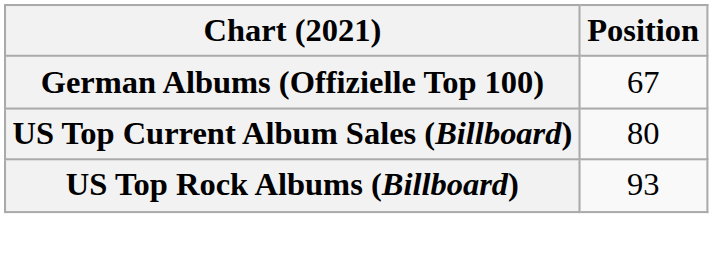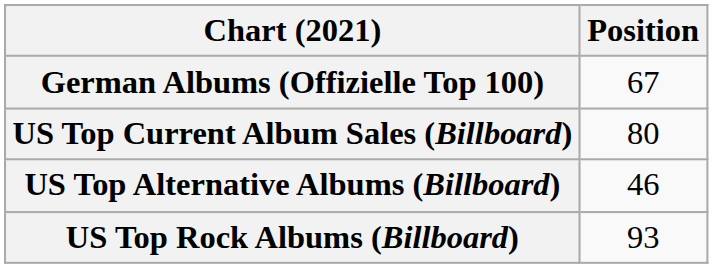+ row: (292, 184)
